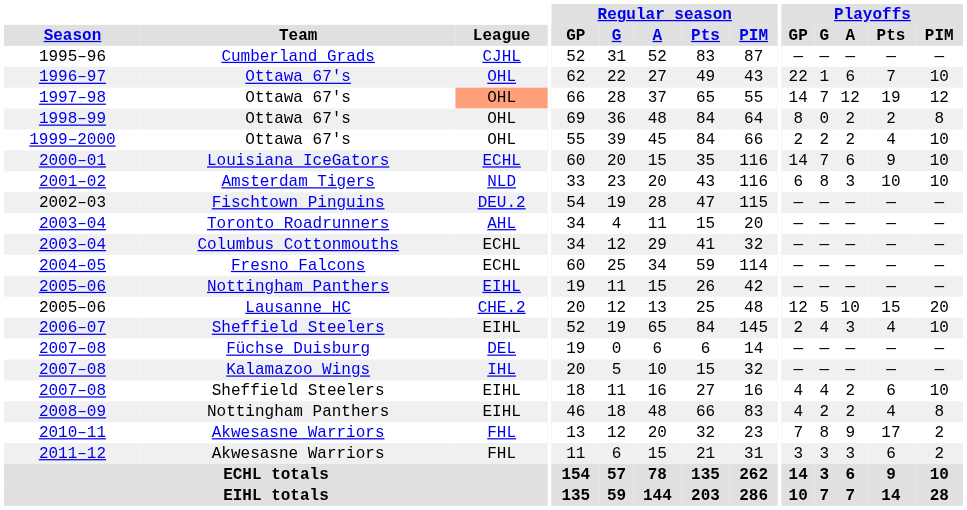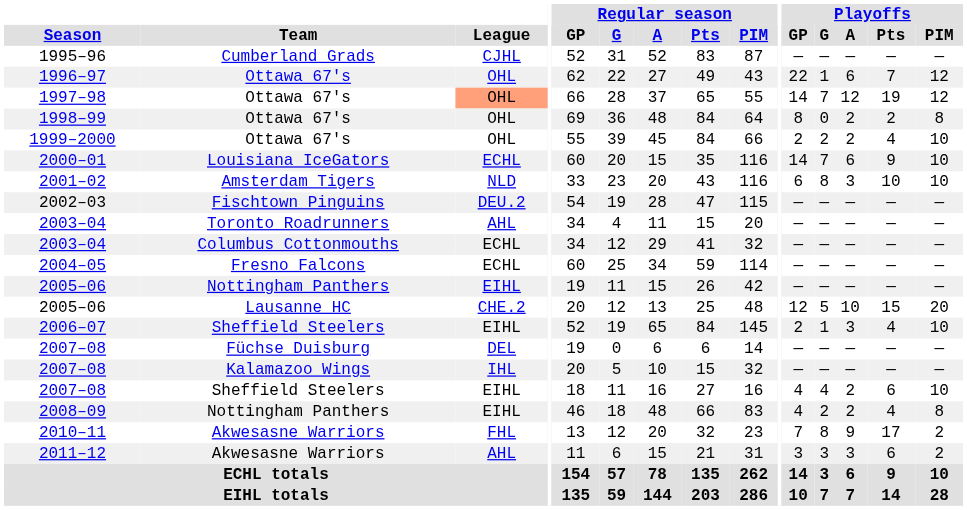(939, 77) 10 -> (939, 77) 12
(824, 328) 4 -> (824, 328) 1
(502, 454) FHL -> (502, 454) AHL
